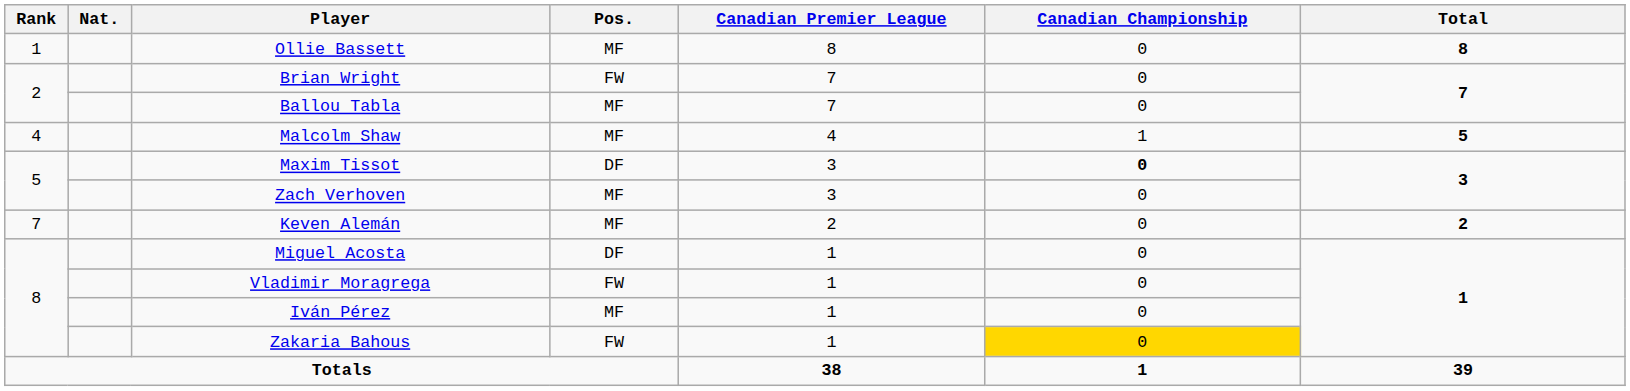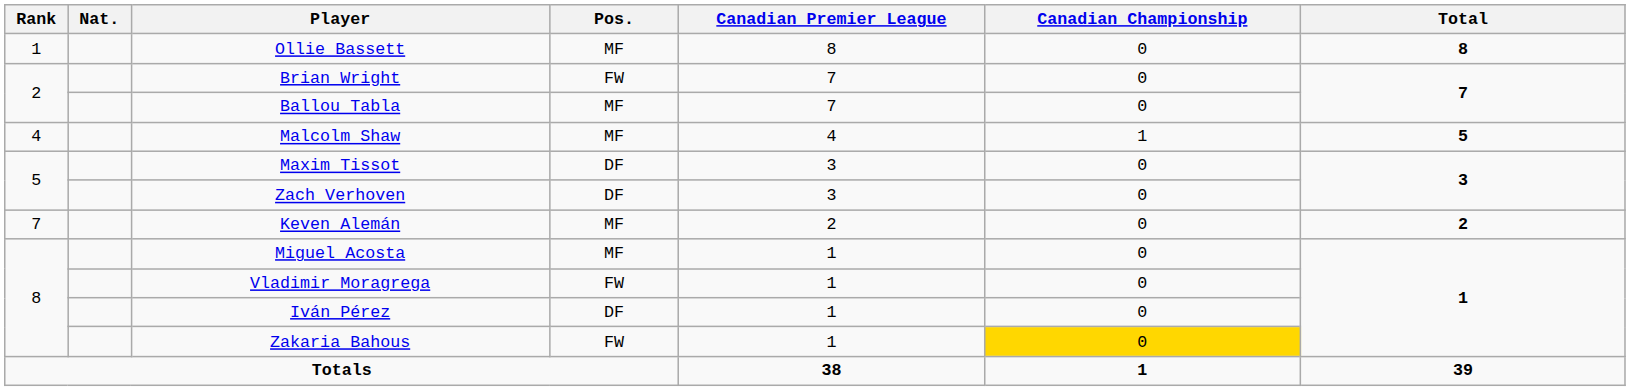(1142, 166) bold -> (1142, 166) normal
(614, 195) MF -> (614, 195) DF
(614, 254) DF -> (614, 254) MF
(614, 312) MF -> (614, 312) DF
